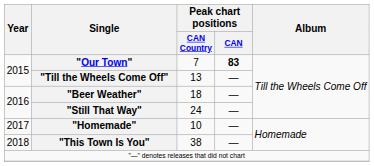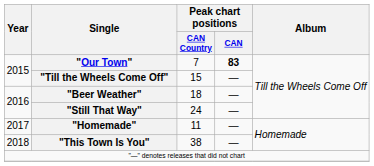(196, 78) 13 -> (196, 78) 15
(196, 126) 10 -> (196, 126) 11
